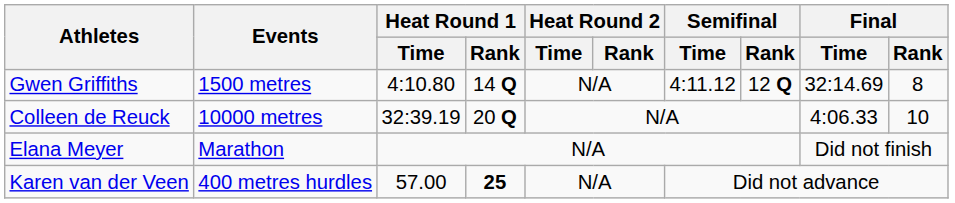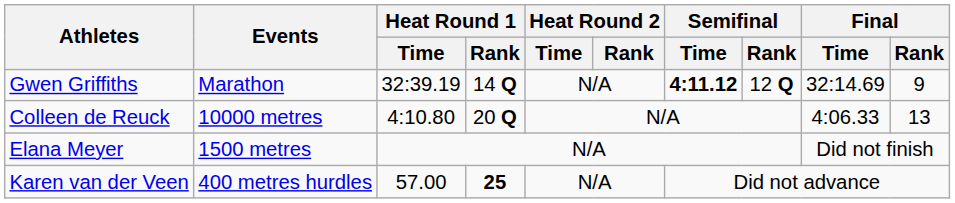(255, 85) 1500 metres -> (241, 85) Marathon
(421, 85) 4:10.80 -> (421, 85) 32:39.19
(703, 85) normal -> (703, 85) bold
(918, 85) 8 -> (919, 85) 9
(421, 117) 32:39.19 -> (421, 117) 4:10.80
(918, 117) 10 -> (919, 117) 13
(241, 149) Marathon -> (255, 149) 1500 metres
